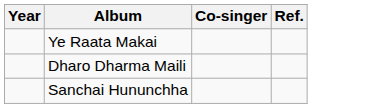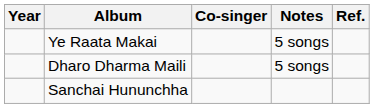+ column: (302, 16)
